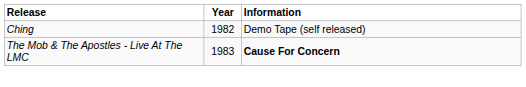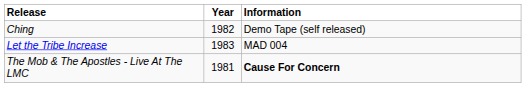+ row: (57, 45)
(223, 51) 1983 -> (223, 68) 1981
